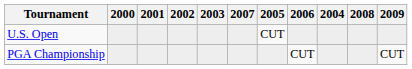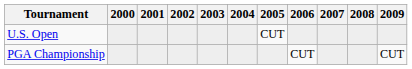columns swapped: (332, 14) <-> (242, 14)
